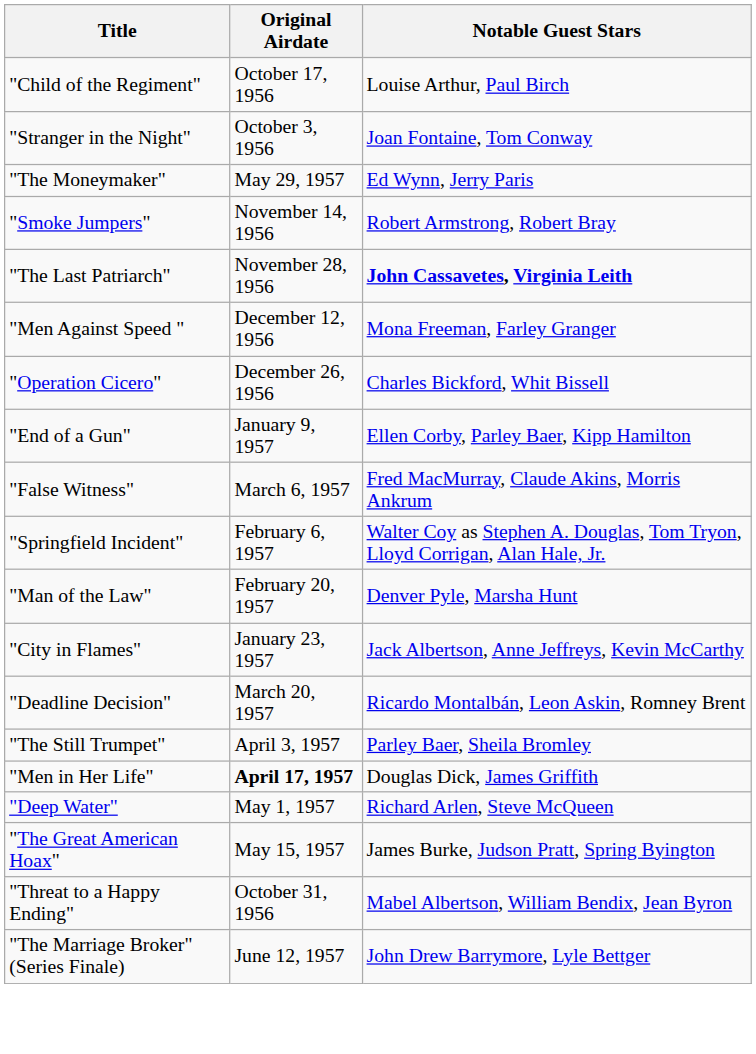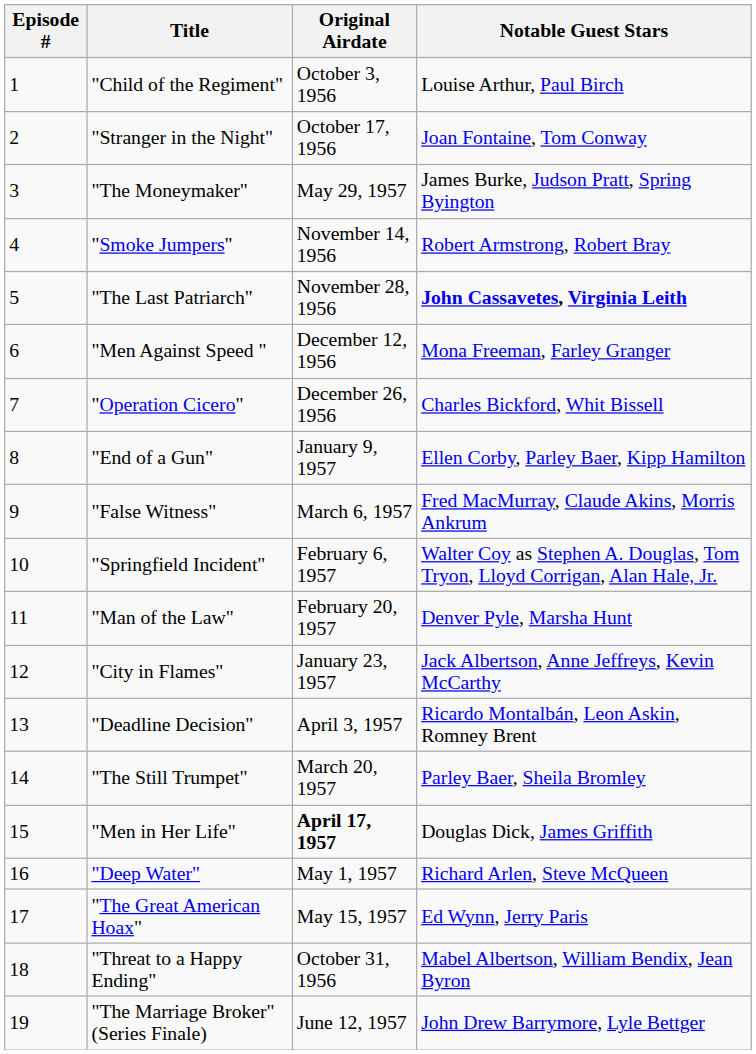+ column: (46, 31)
(281, 84) October 17, 1956 -> (338, 84) October 3, 1956
(276, 137) October 3, 1956 -> (343, 137) October 17, 1956
(450, 180) Ed Wynn, Jerry Paris -> (556, 191) James Burke, Judson Pratt, Spring Byington
(275, 702) March 20, 1957 -> (349, 724) April 3, 1957
(287, 744) April 3, 1957 -> (337, 778) March 20, 1957
(541, 849) James Burke, Judson Pratt, Spring Byington -> (505, 916) Ed Wynn, Jerry Paris
